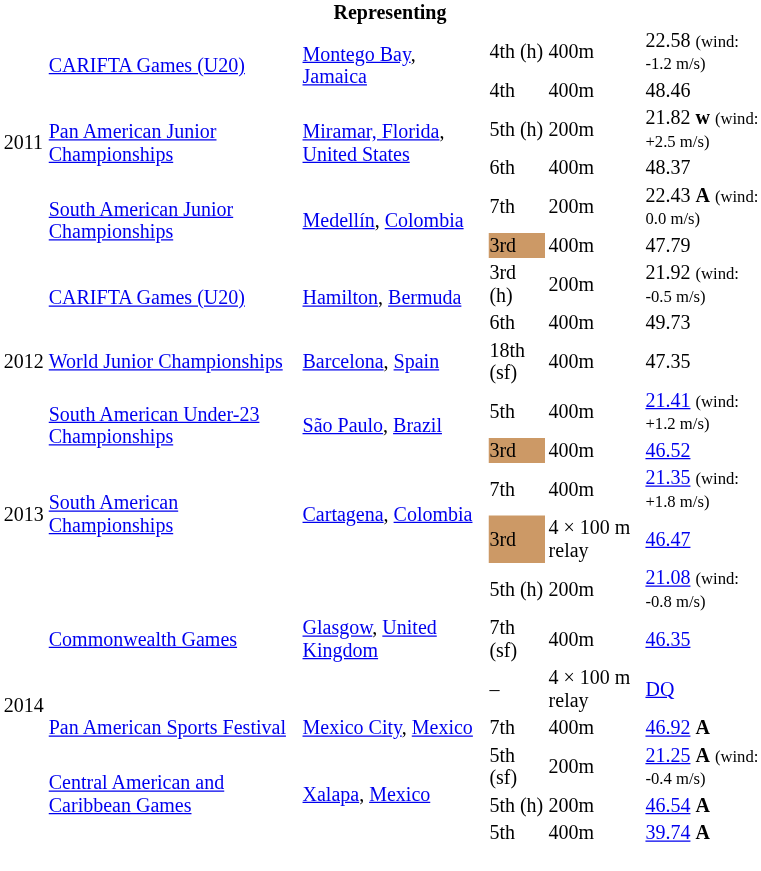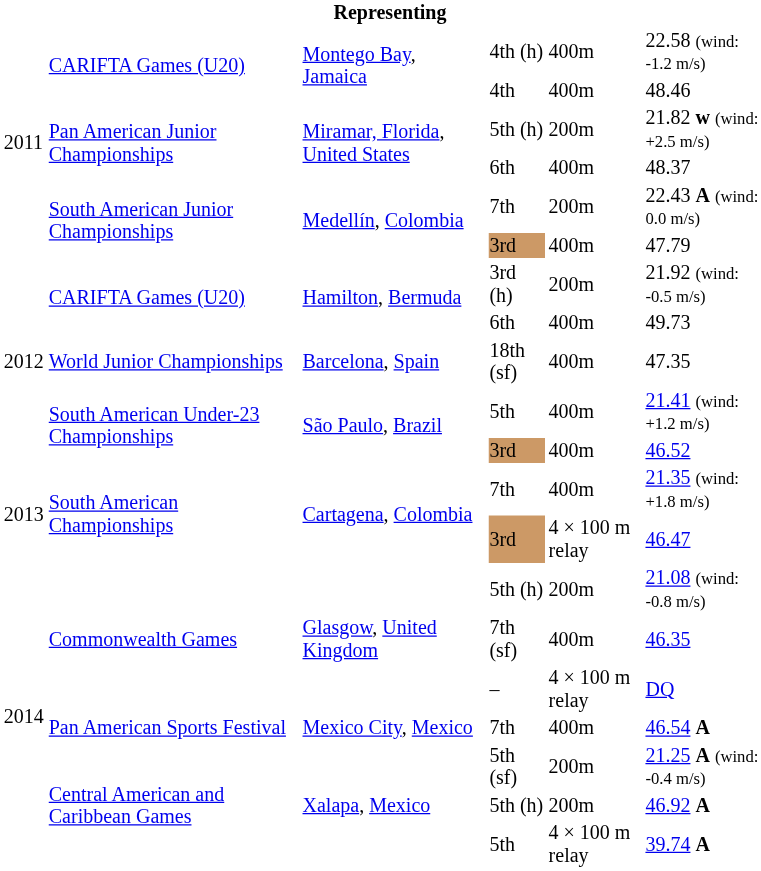(678, 727) 46.92 A -> (678, 727) 46.54 A
(678, 805) 46.54 A -> (678, 805) 46.92 A
(571, 832) 400m -> (590, 844) 4 × 100 m relay
